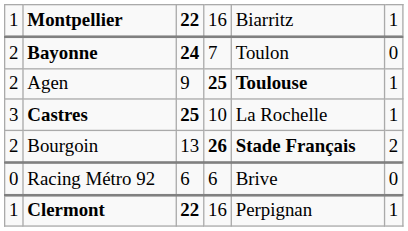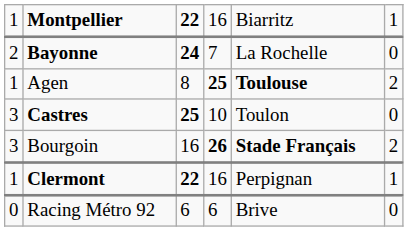(262, 52) Toulon -> (281, 52) La Rochelle
(14, 83) 2 -> (14, 83) 1
(185, 83) 9 -> (185, 83) 8
(393, 83) 1 -> (393, 83) 2
(281, 115) La Rochelle -> (262, 115) Toulon
(393, 115) 1 -> (393, 115) 0
(14, 146) 2 -> (14, 146) 3
(190, 146) 13 -> (190, 146) 16
rows swapped: (91, 178) <-> (66, 211)
